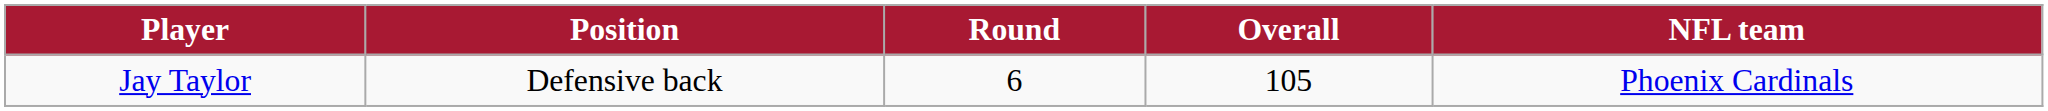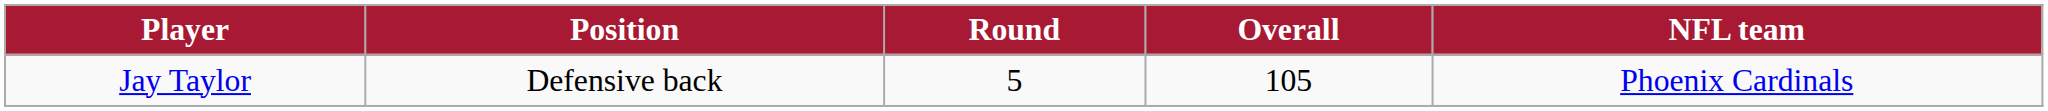(1014, 79) 6 -> (1014, 79) 5
